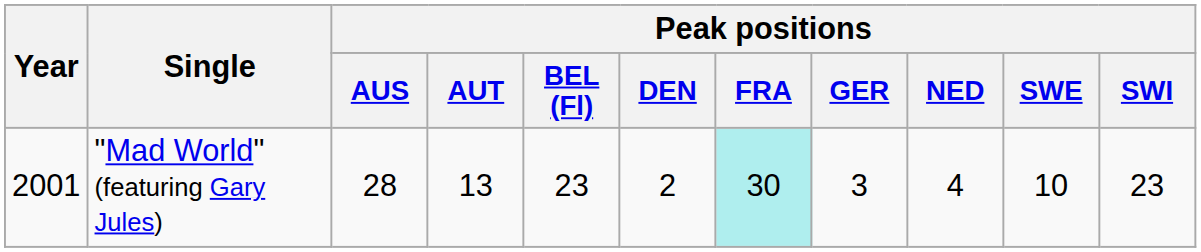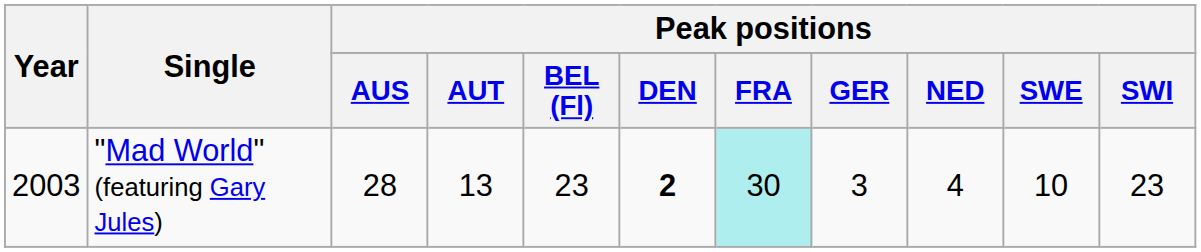(46, 186) 2001 -> (46, 186) 2003
(668, 186) normal -> (668, 186) bold
